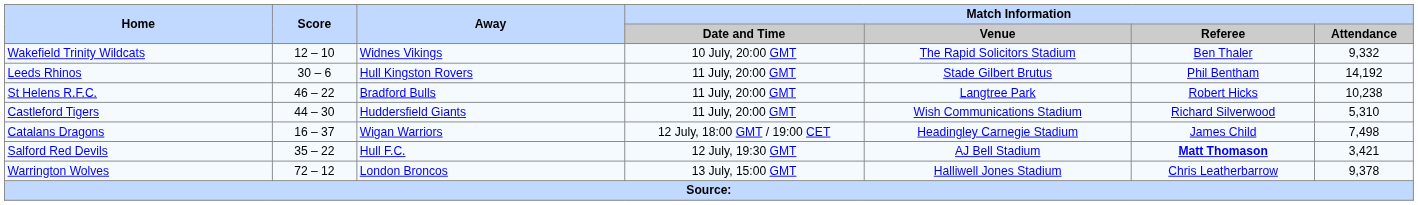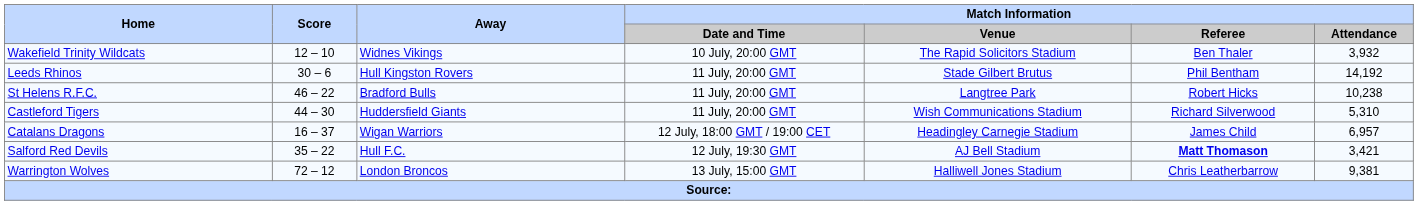(1364, 53) 9,332 -> (1364, 53) 3,932
(1364, 132) 7,498 -> (1364, 132) 6,957
(1364, 171) 9,378 -> (1364, 171) 9,381
